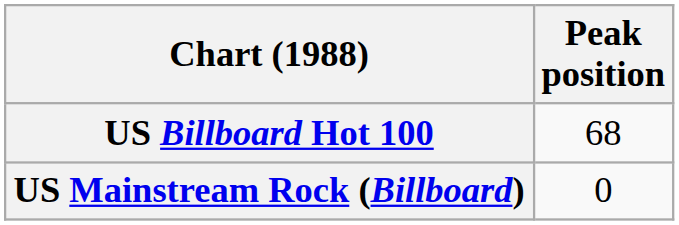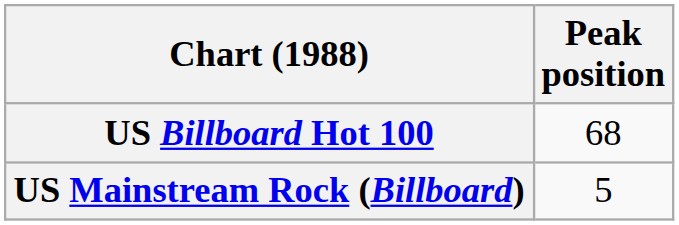(603, 190) 0 -> (603, 190) 5
